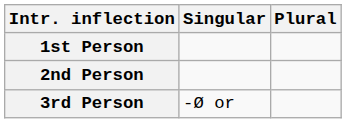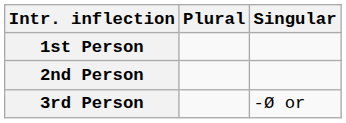columns swapped: (225, 19) <-> (305, 19)
